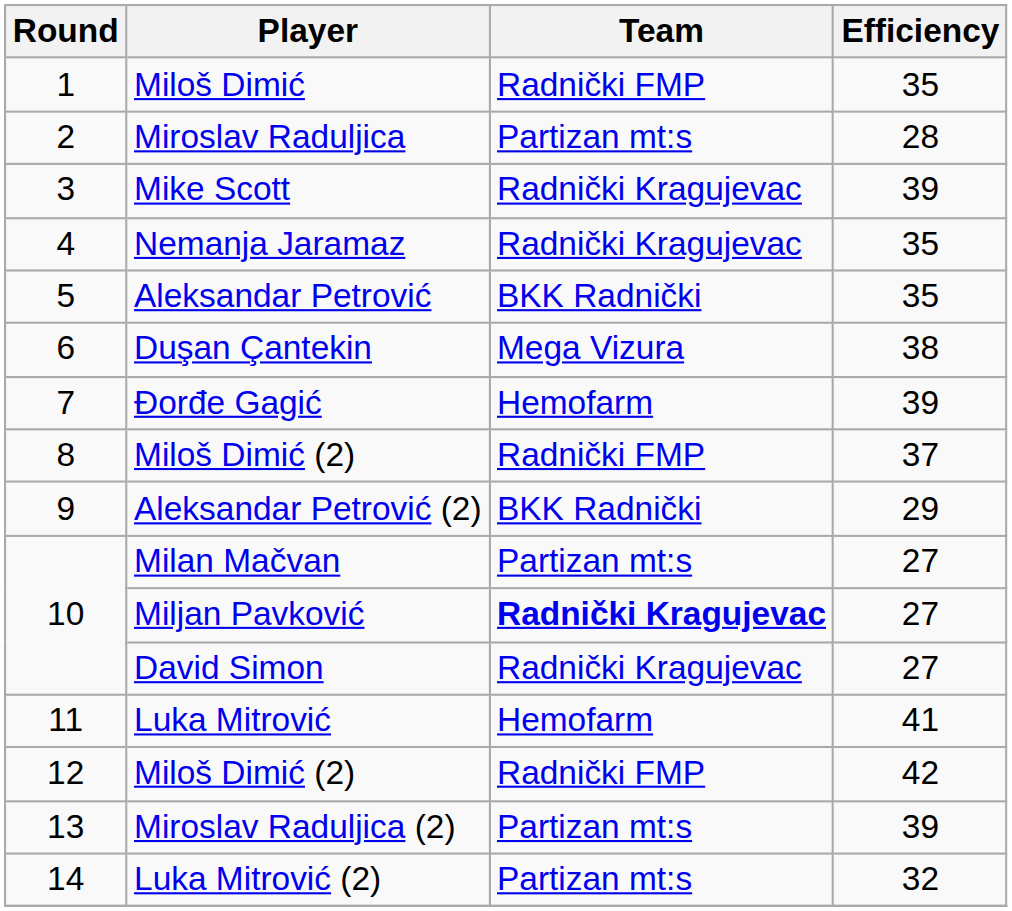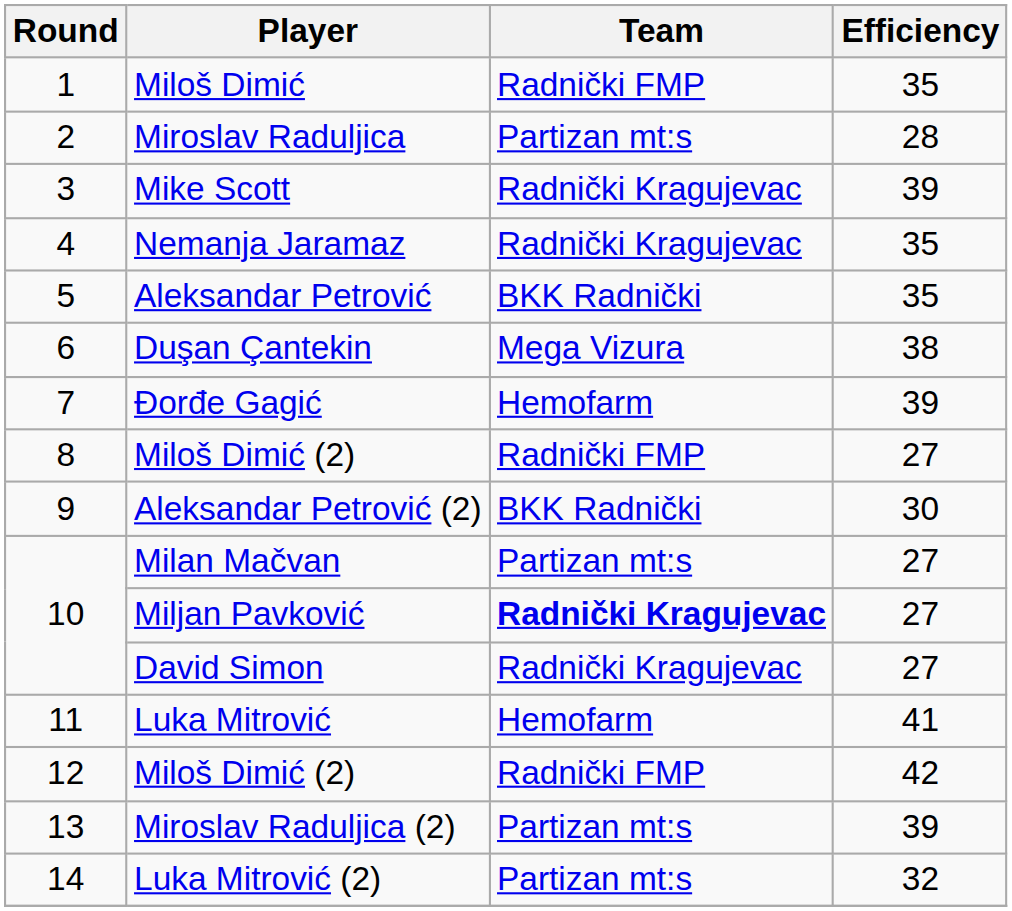(920, 455) 37 -> (920, 455) 27
(920, 508) 29 -> (920, 508) 30
